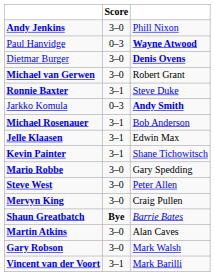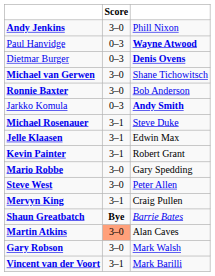(116, 59) 3–0 -> (116, 59) 0–3
(159, 75) Robert Grant -> (170, 75) Shane Tichowitsch
(116, 91) 3–1 -> (116, 91) 3–0
(156, 91) Steve Duke -> (161, 91) Bob Anderson
(161, 122) Bob Anderson -> (156, 122) Steve Duke
(170, 153) Shane Tichowitsch -> (159, 153) Robert Grant
(116, 201) 3–0 -> (116, 201) 3–1
(116, 232) no background -> (116, 232) lightsalmon background
